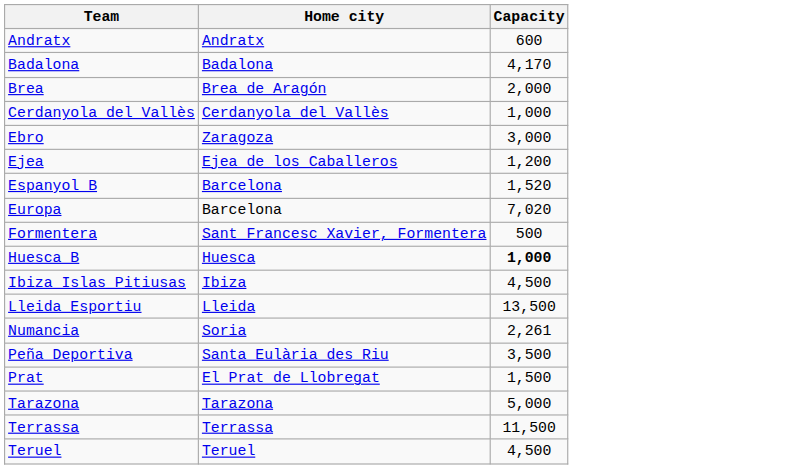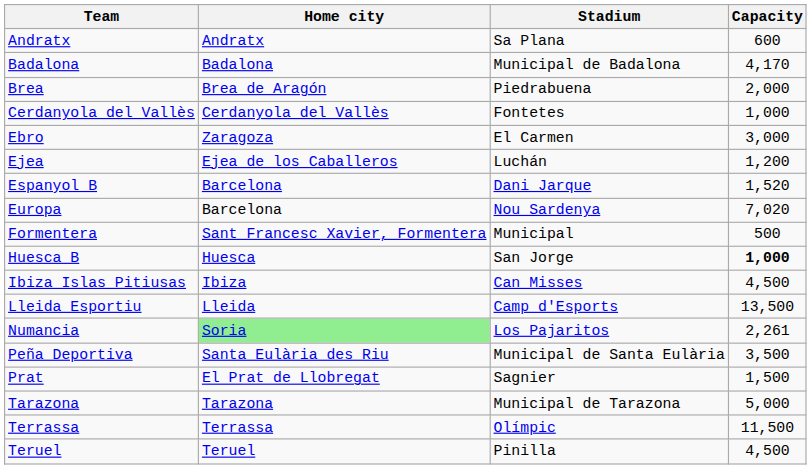+ column: (609, 17)
(224, 331) no background -> (224, 331) lightgreen background
